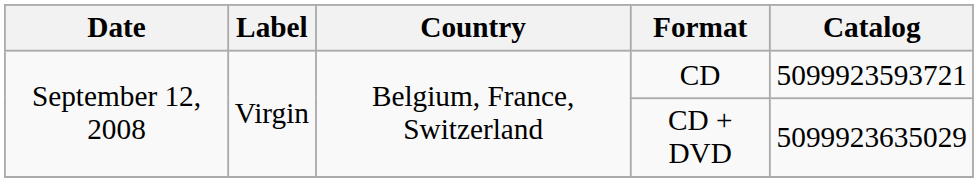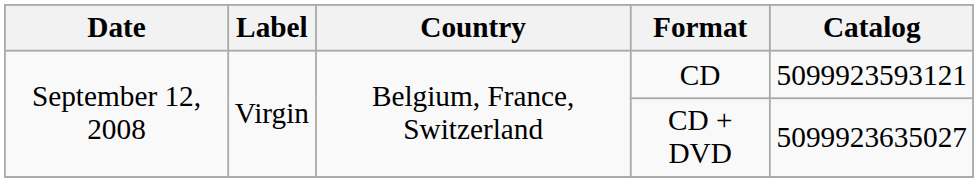(872, 74) 5099923593721 -> (872, 74) 5099923593121
(872, 137) 5099923635029 -> (872, 137) 5099923635027
